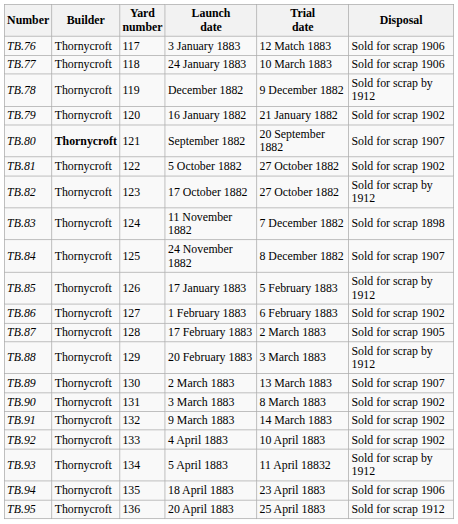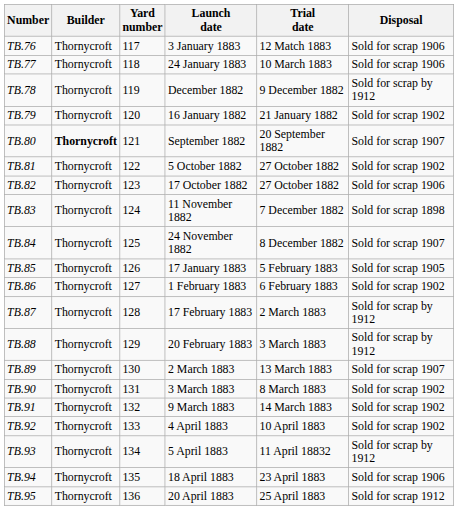(392, 191) Sold for scrap by 1912 -> (398, 185) Sold for scrap 1906
(392, 288) Sold for scrap by 1912 -> (398, 268) Sold for scrap 1905
(398, 332) Sold for scrap 1905 -> (392, 312) Sold for scrap by 1912
